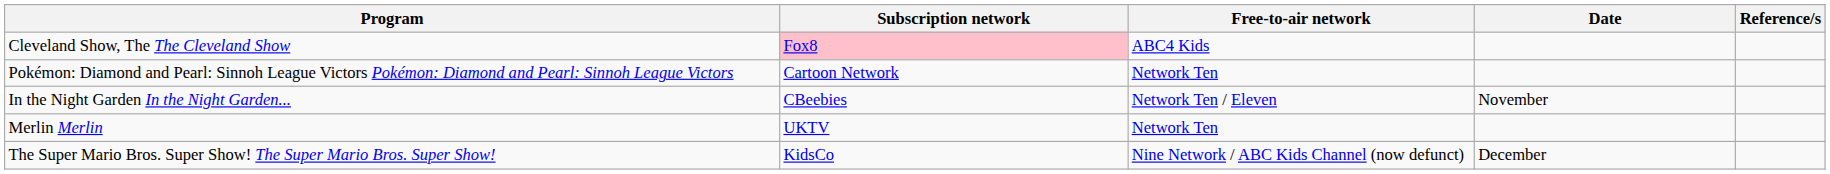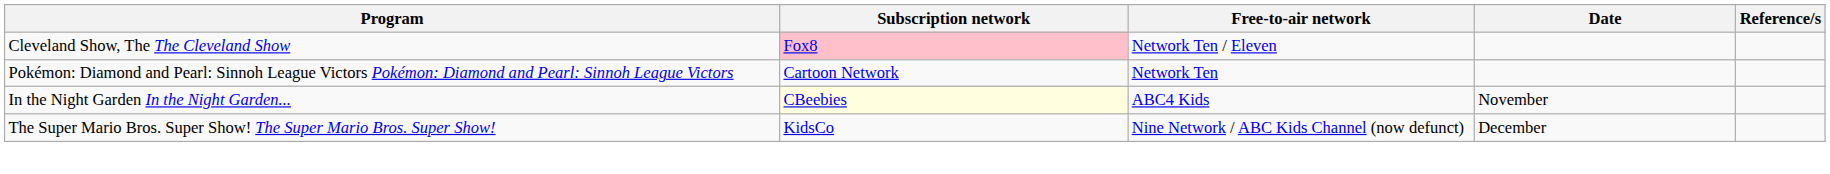(1171, 45) ABC4 Kids -> (1204, 45) Network Ten / Eleven
(815, 100) no background -> (815, 100) lightyellow background
(1204, 100) Network Ten / Eleven -> (1171, 100) ABC4 Kids
- row: (56, 127)
